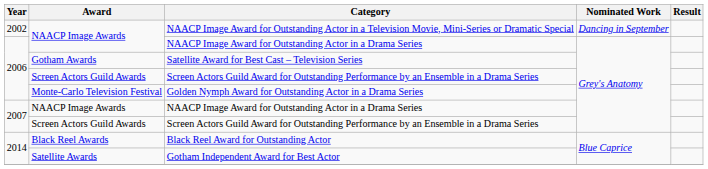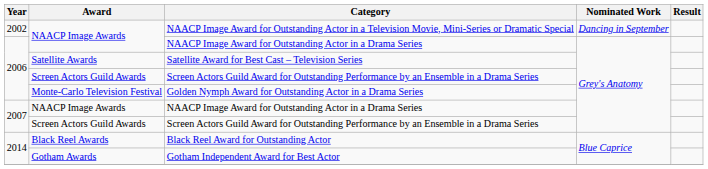(64, 60) Gotham Awards -> (64, 60) Satellite Awards
(64, 156) Satellite Awards -> (64, 156) Gotham Awards
